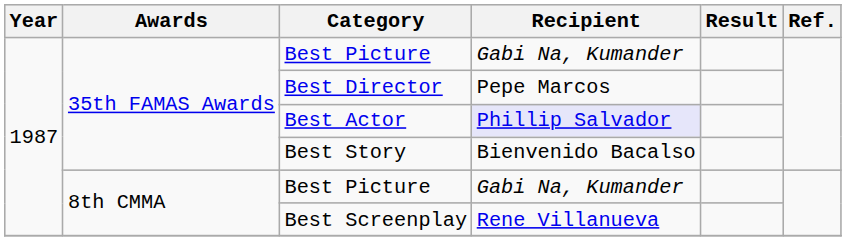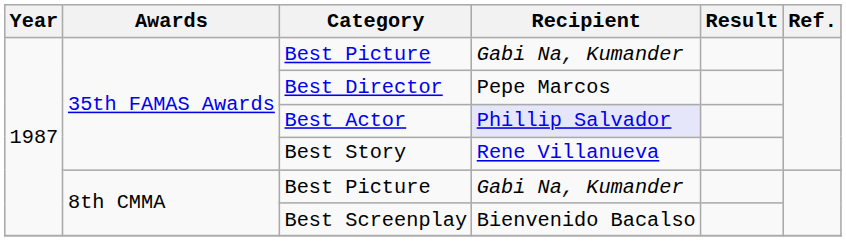(586, 154) Bienvenido Bacalso -> (568, 154) Rene Villanueva
(568, 220) Rene Villanueva -> (586, 220) Bienvenido Bacalso
